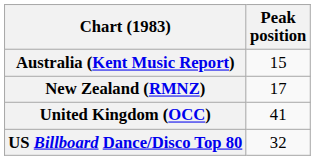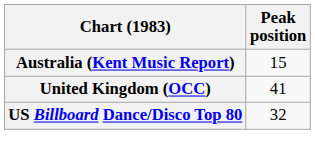- row: (125, 89)
